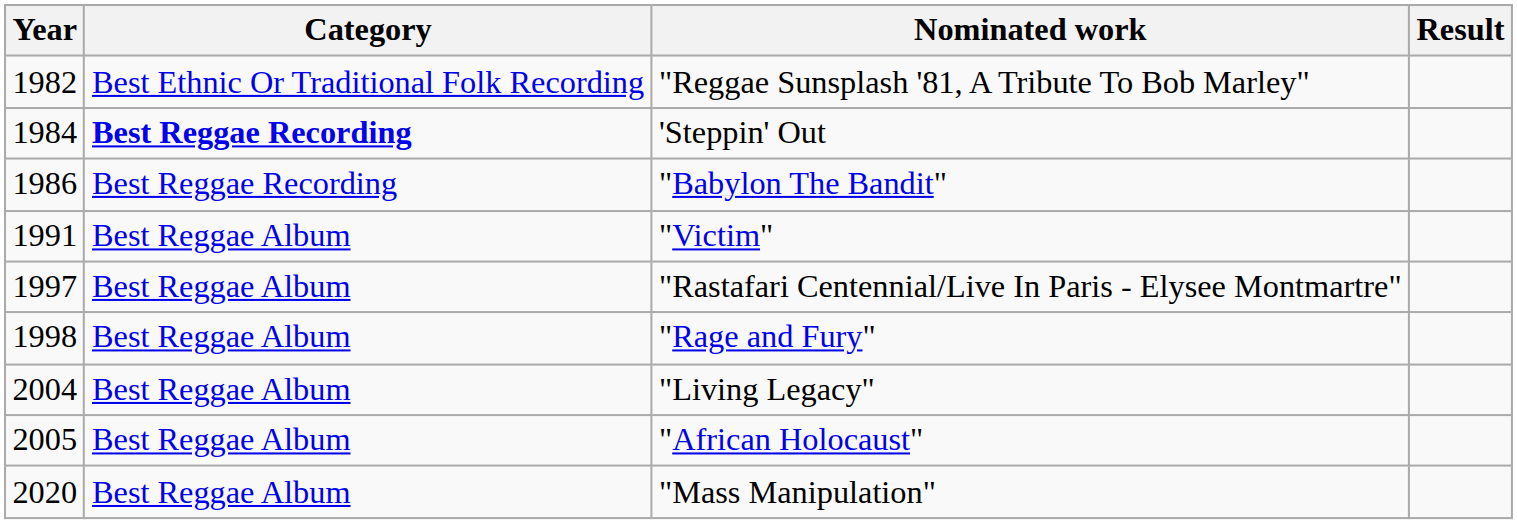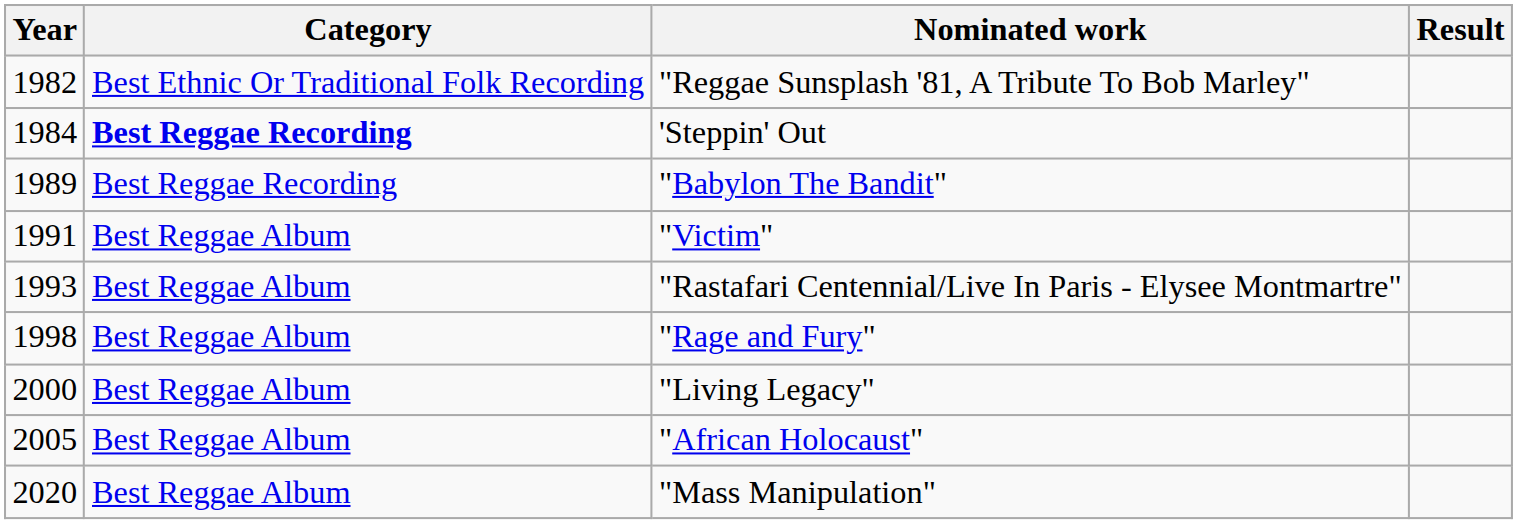(45, 183) 1986 -> (45, 183) 1989
(45, 286) 1997 -> (45, 286) 1993
(45, 388) 2004 -> (45, 388) 2000
